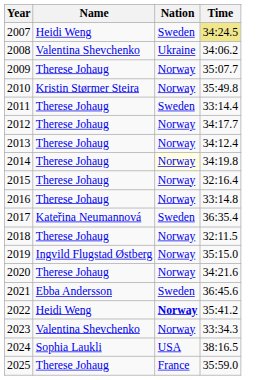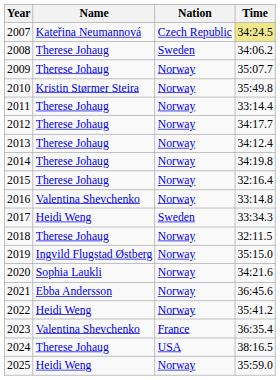(64, 32) Heidi Weng -> (89, 32) Kateřina Neumannová
(176, 32) Sweden -> (195, 32) Czech Republic
(88, 50) Valentina Shevchenko -> (72, 50) Therese Johaug
(177, 50) Ukraine -> (176, 50) Sweden
(176, 106) Sweden -> (177, 106) Norway
(177, 161) lightyellow background -> (177, 161) no background
(72, 198) Therese Johaug -> (88, 198) Valentina Shevchenko
(89, 217) Kateřina Neumannová -> (64, 217) Heidi Weng
(220, 217) 36:35.4 -> (255, 217) 33:34.3
(72, 273) Therese Johaug -> (69, 273) Sophia Laukli
(176, 291) Sweden -> (177, 291) Norway
(178, 310) bold -> (177, 310) normal
(177, 328) Norway -> (174, 328) France
(220, 328) 33:34.3 -> (255, 328) 36:35.4
(69, 347) Sophia Laukli -> (72, 347) Therese Johaug
(72, 365) Therese Johaug -> (64, 365) Heidi Weng
(174, 365) France -> (177, 365) Norway
